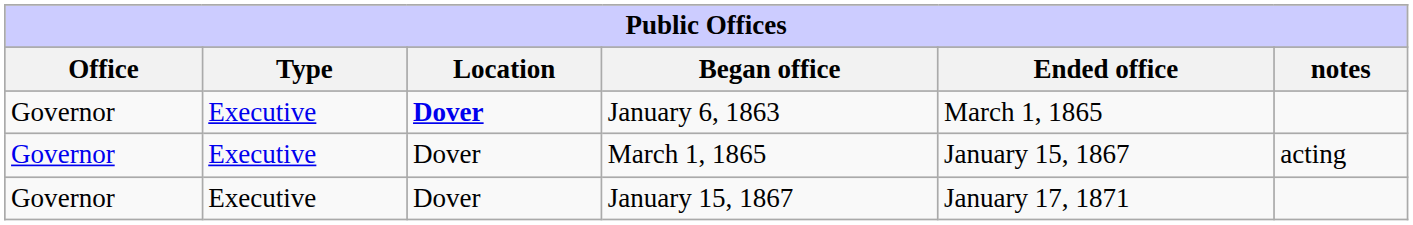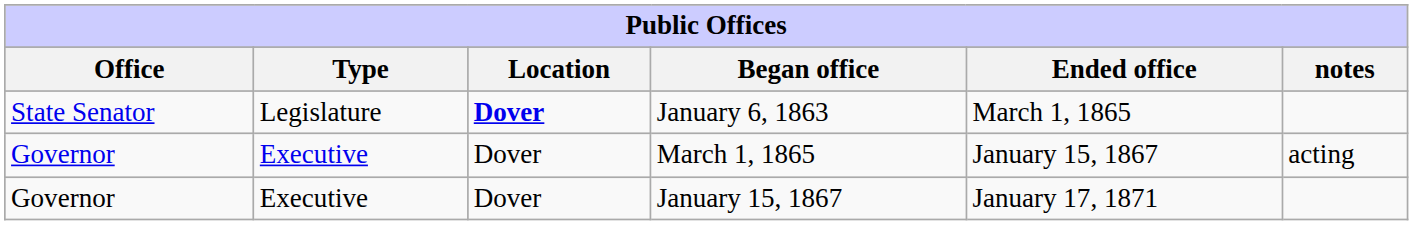(63, 111) Governor -> (83, 111) State Senator
(262, 111) Executive -> (321, 111) Legislature
